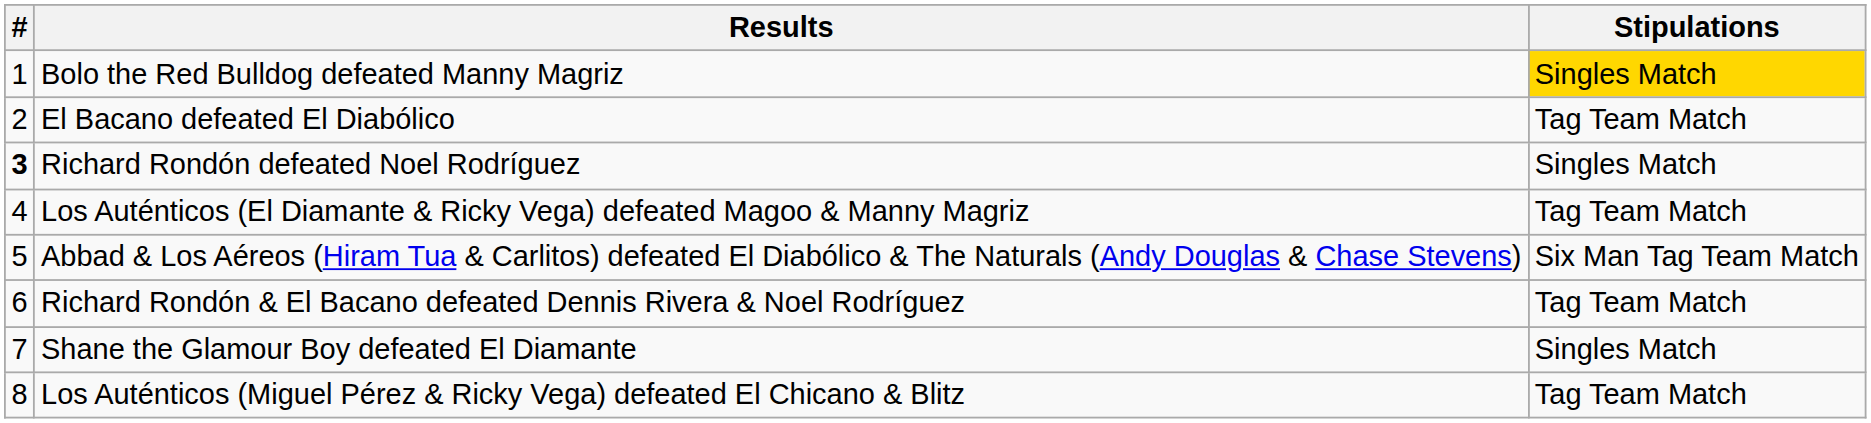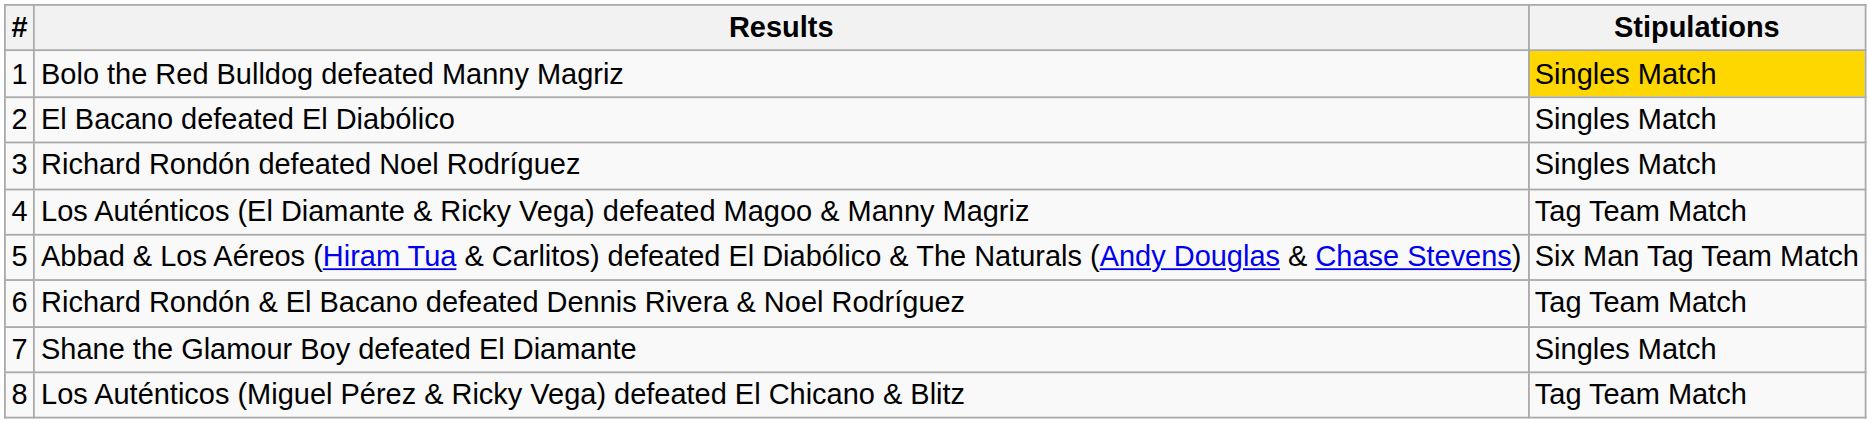(1641, 119) Tag Team Match -> (1626, 119) Singles Match
(20, 165) bold -> (20, 165) normal
